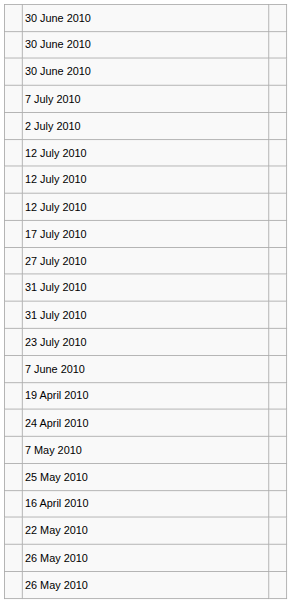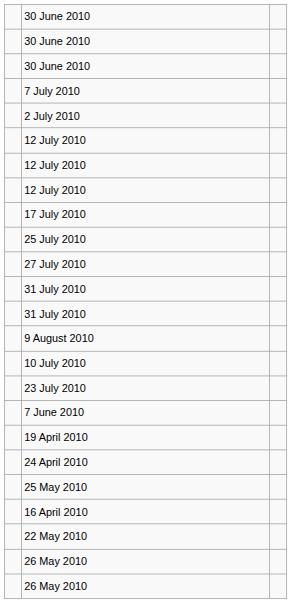+ row: (13, 239)
+ row: (13, 339)
+ row: (13, 363)
- row: (13, 450)
